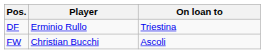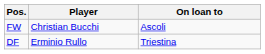rows swapped: (14, 42) <-> (13, 27)
